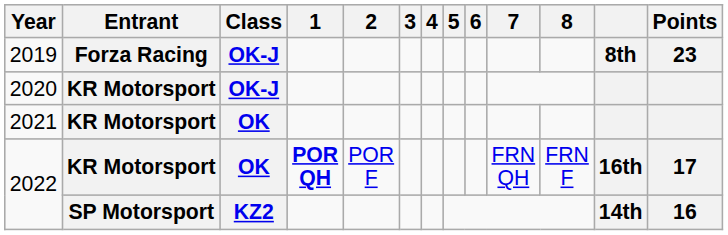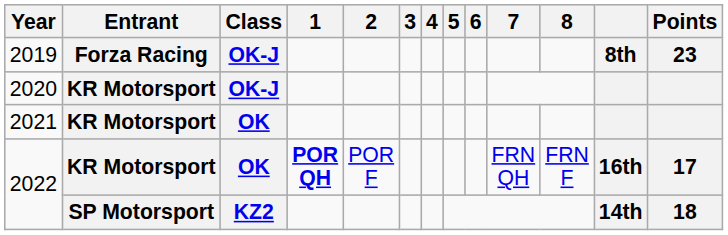(685, 212) 16 -> (685, 212) 18
